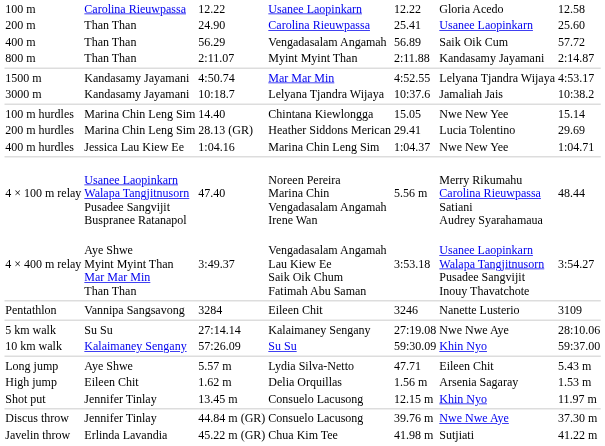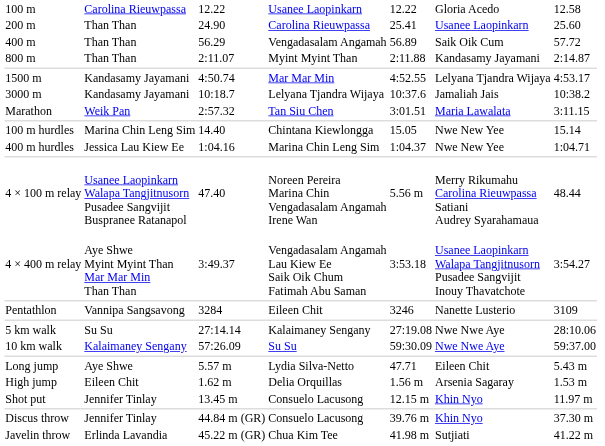+ row: (29, 111)
- row: (40, 130)
(463, 346) Khin Nyo -> (470, 346) Nwe Nwe Aye
(474, 418) Nwe Nwe Aye -> (459, 418) Khin Nyo
